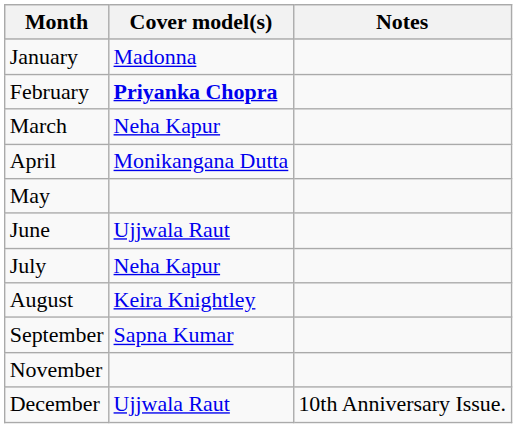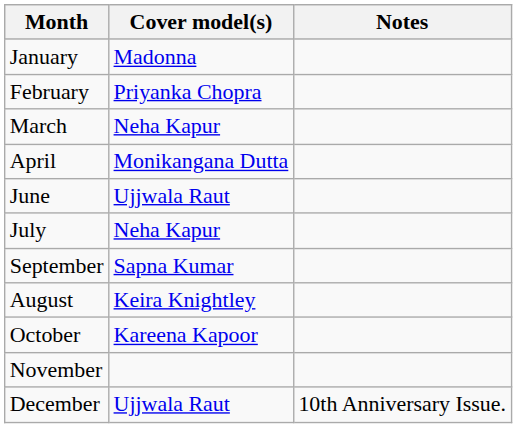(195, 91) bold -> (188, 91) normal
- row: (30, 195)
rows swapped: (41, 299) <-> (57, 334)
+ row: (45, 334)
